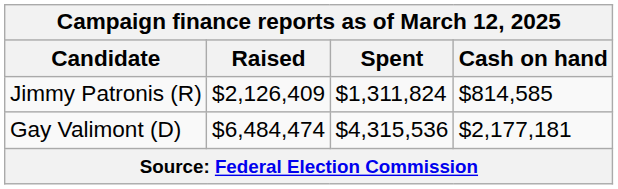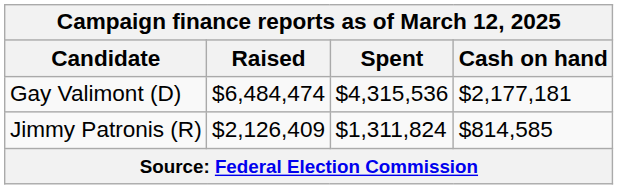rows swapped: (106, 93) <-> (96, 129)
